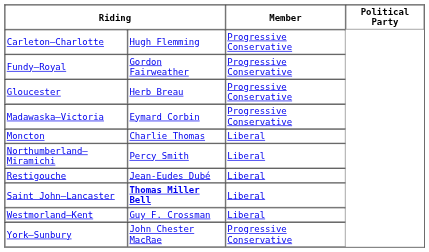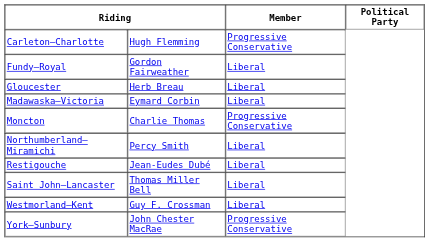(260, 67) Progressive Conservative -> (246, 67) Liberal
(260, 92) Progressive Conservative -> (246, 86) Liberal
(260, 116) Progressive Conservative -> (246, 101) Liberal
(246, 136) Liberal -> (260, 121) Progressive Conservative
(165, 195) bold -> (165, 185) normal
